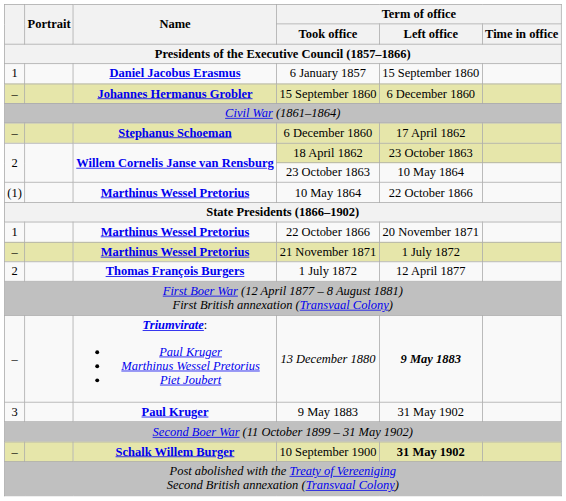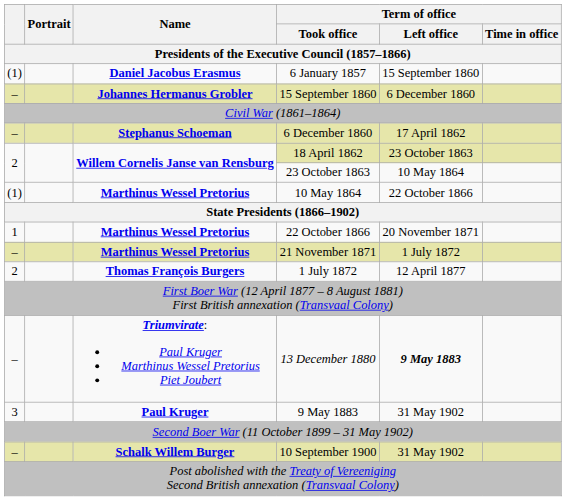(15, 73) 1 -> (15, 73) (1)
(431, 451) bold -> (431, 451) normal
